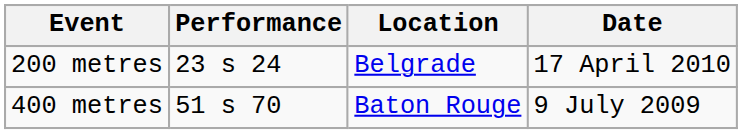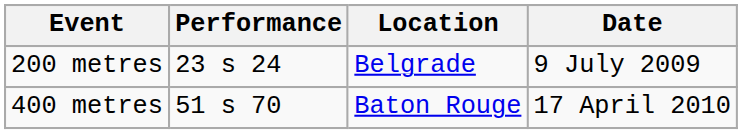(632, 67) 17 April 2010 -> (617, 67) 9 July 2009
(617, 108) 9 July 2009 -> (632, 108) 17 April 2010
